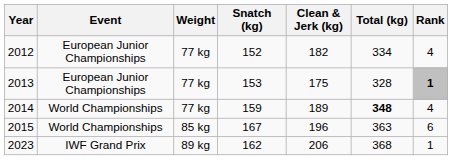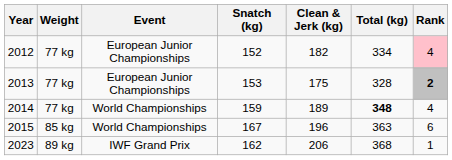columns swapped: (105, 20) <-> (196, 20)
(430, 51) no background -> (430, 51) pink background
(430, 83) 1 -> (430, 83) 2
